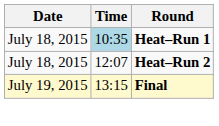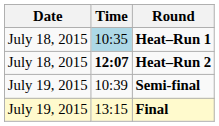(111, 62) normal -> (112, 62) bold
+ row: (168, 86)
